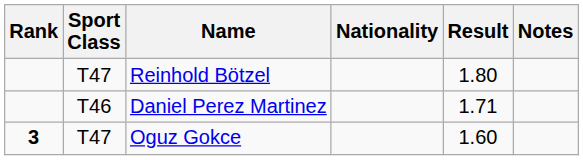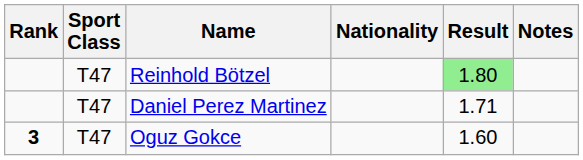(478, 74) no background -> (478, 74) lightgreen background
(94, 106) T46 -> (94, 106) T47
